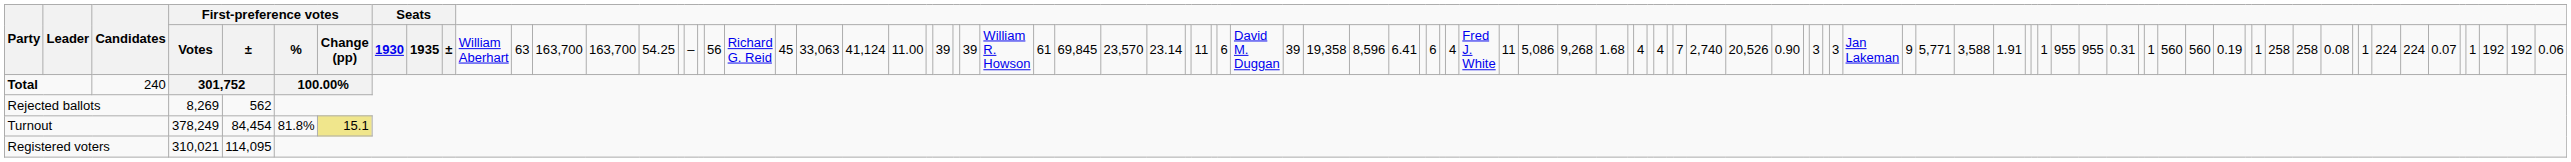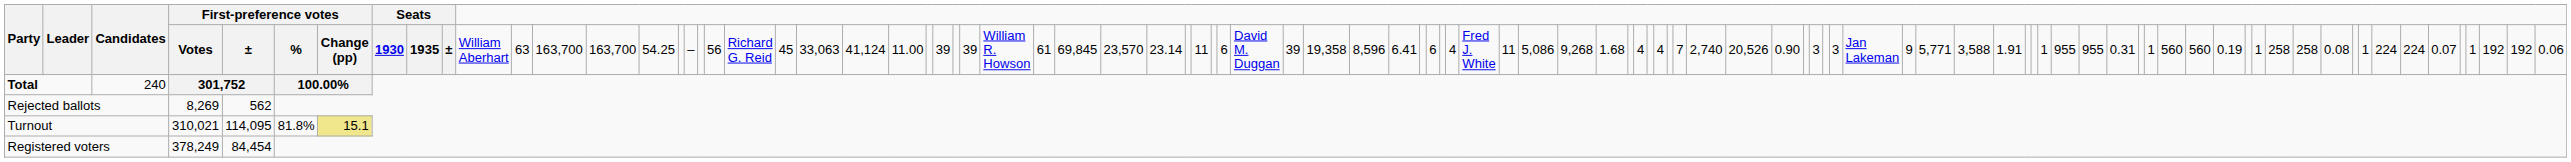(195, 125) 378,249 -> (195, 125) 310,021
(252, 125) 84,454 -> (248, 125) 114,095
(195, 146) 310,021 -> (195, 146) 378,249
(248, 146) 114,095 -> (252, 146) 84,454
